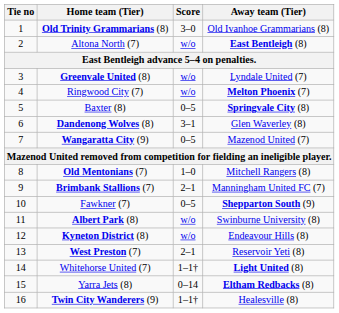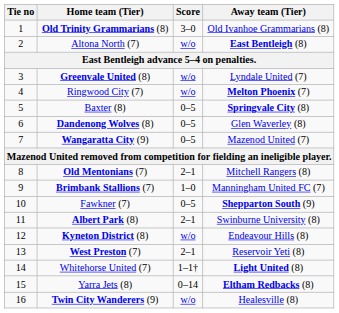(188, 124) 3–1 -> (188, 124) 0–5
(188, 172) 1–0 -> (188, 172) 2–1
(188, 188) 2–1 -> (188, 188) 1–0
(188, 220) w/o -> (188, 220) 2–1
(188, 300) 1–1† -> (188, 300) w/o
